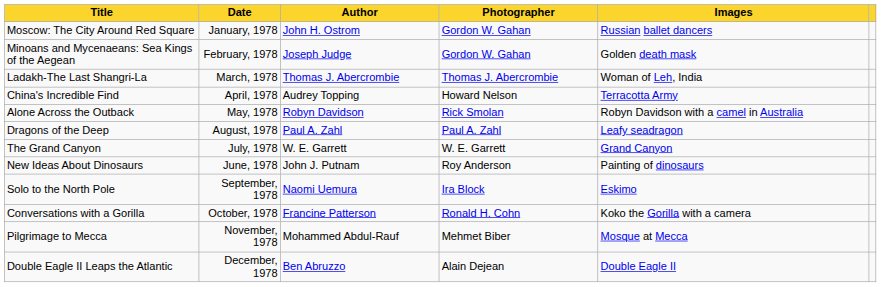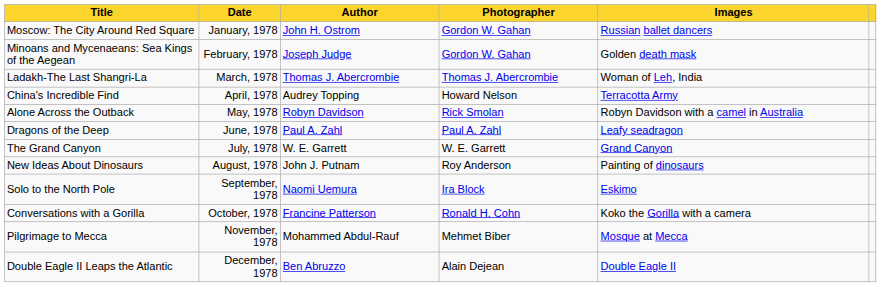(245, 130) August, 1978 -> (250, 130) June, 1978
(250, 165) June, 1978 -> (245, 165) August, 1978
